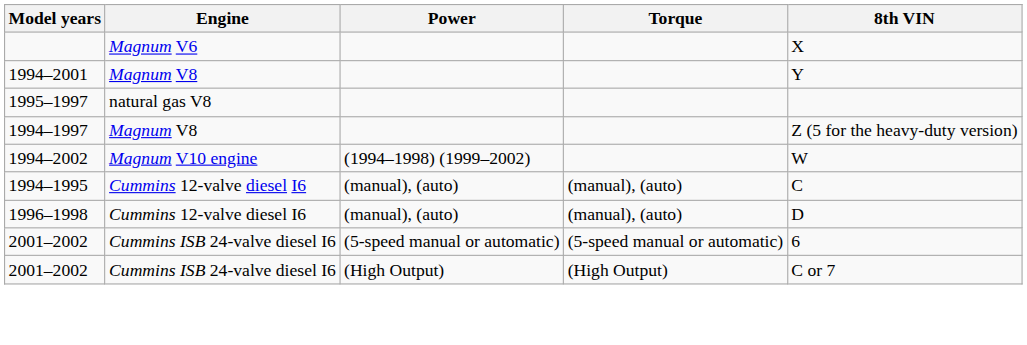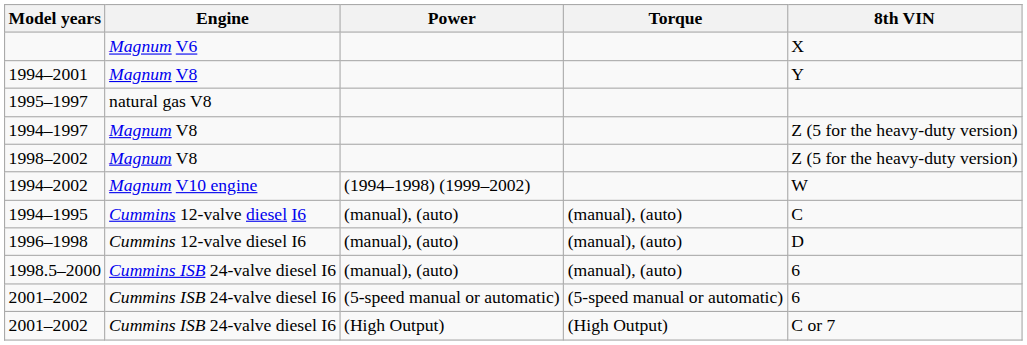+ row: (48, 158)
+ row: (55, 269)
